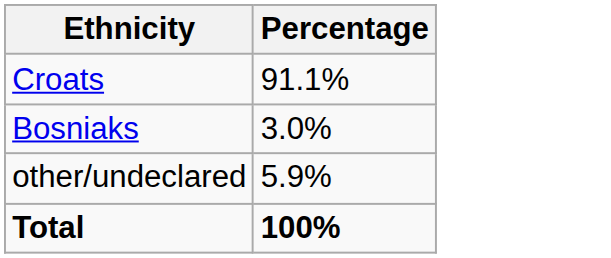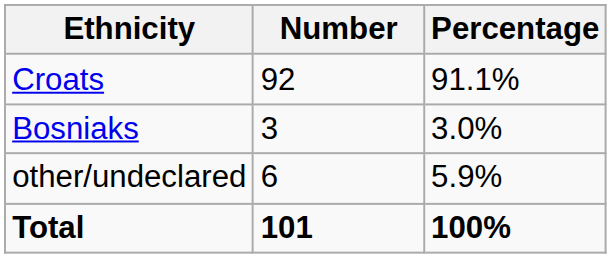+ column: (339, 29)
